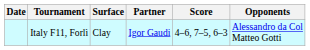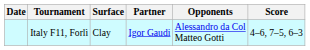columns swapped: (267, 12) <-> (201, 12)
